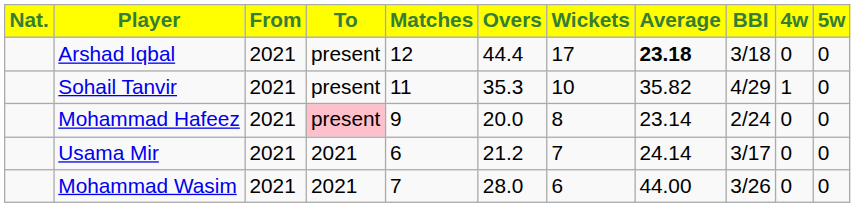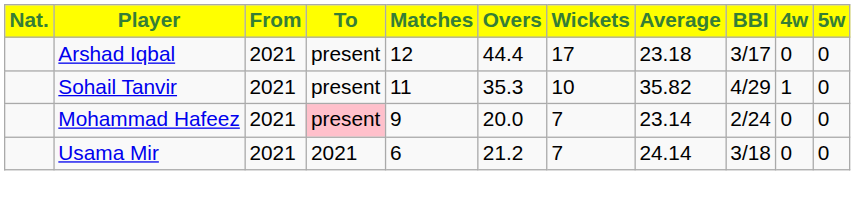(665, 53) bold -> (665, 53) normal
(751, 53) 3/18 -> (751, 53) 3/17
(557, 119) 8 -> (557, 119) 7
(751, 152) 3/17 -> (751, 152) 3/18
- row: (148, 185)
